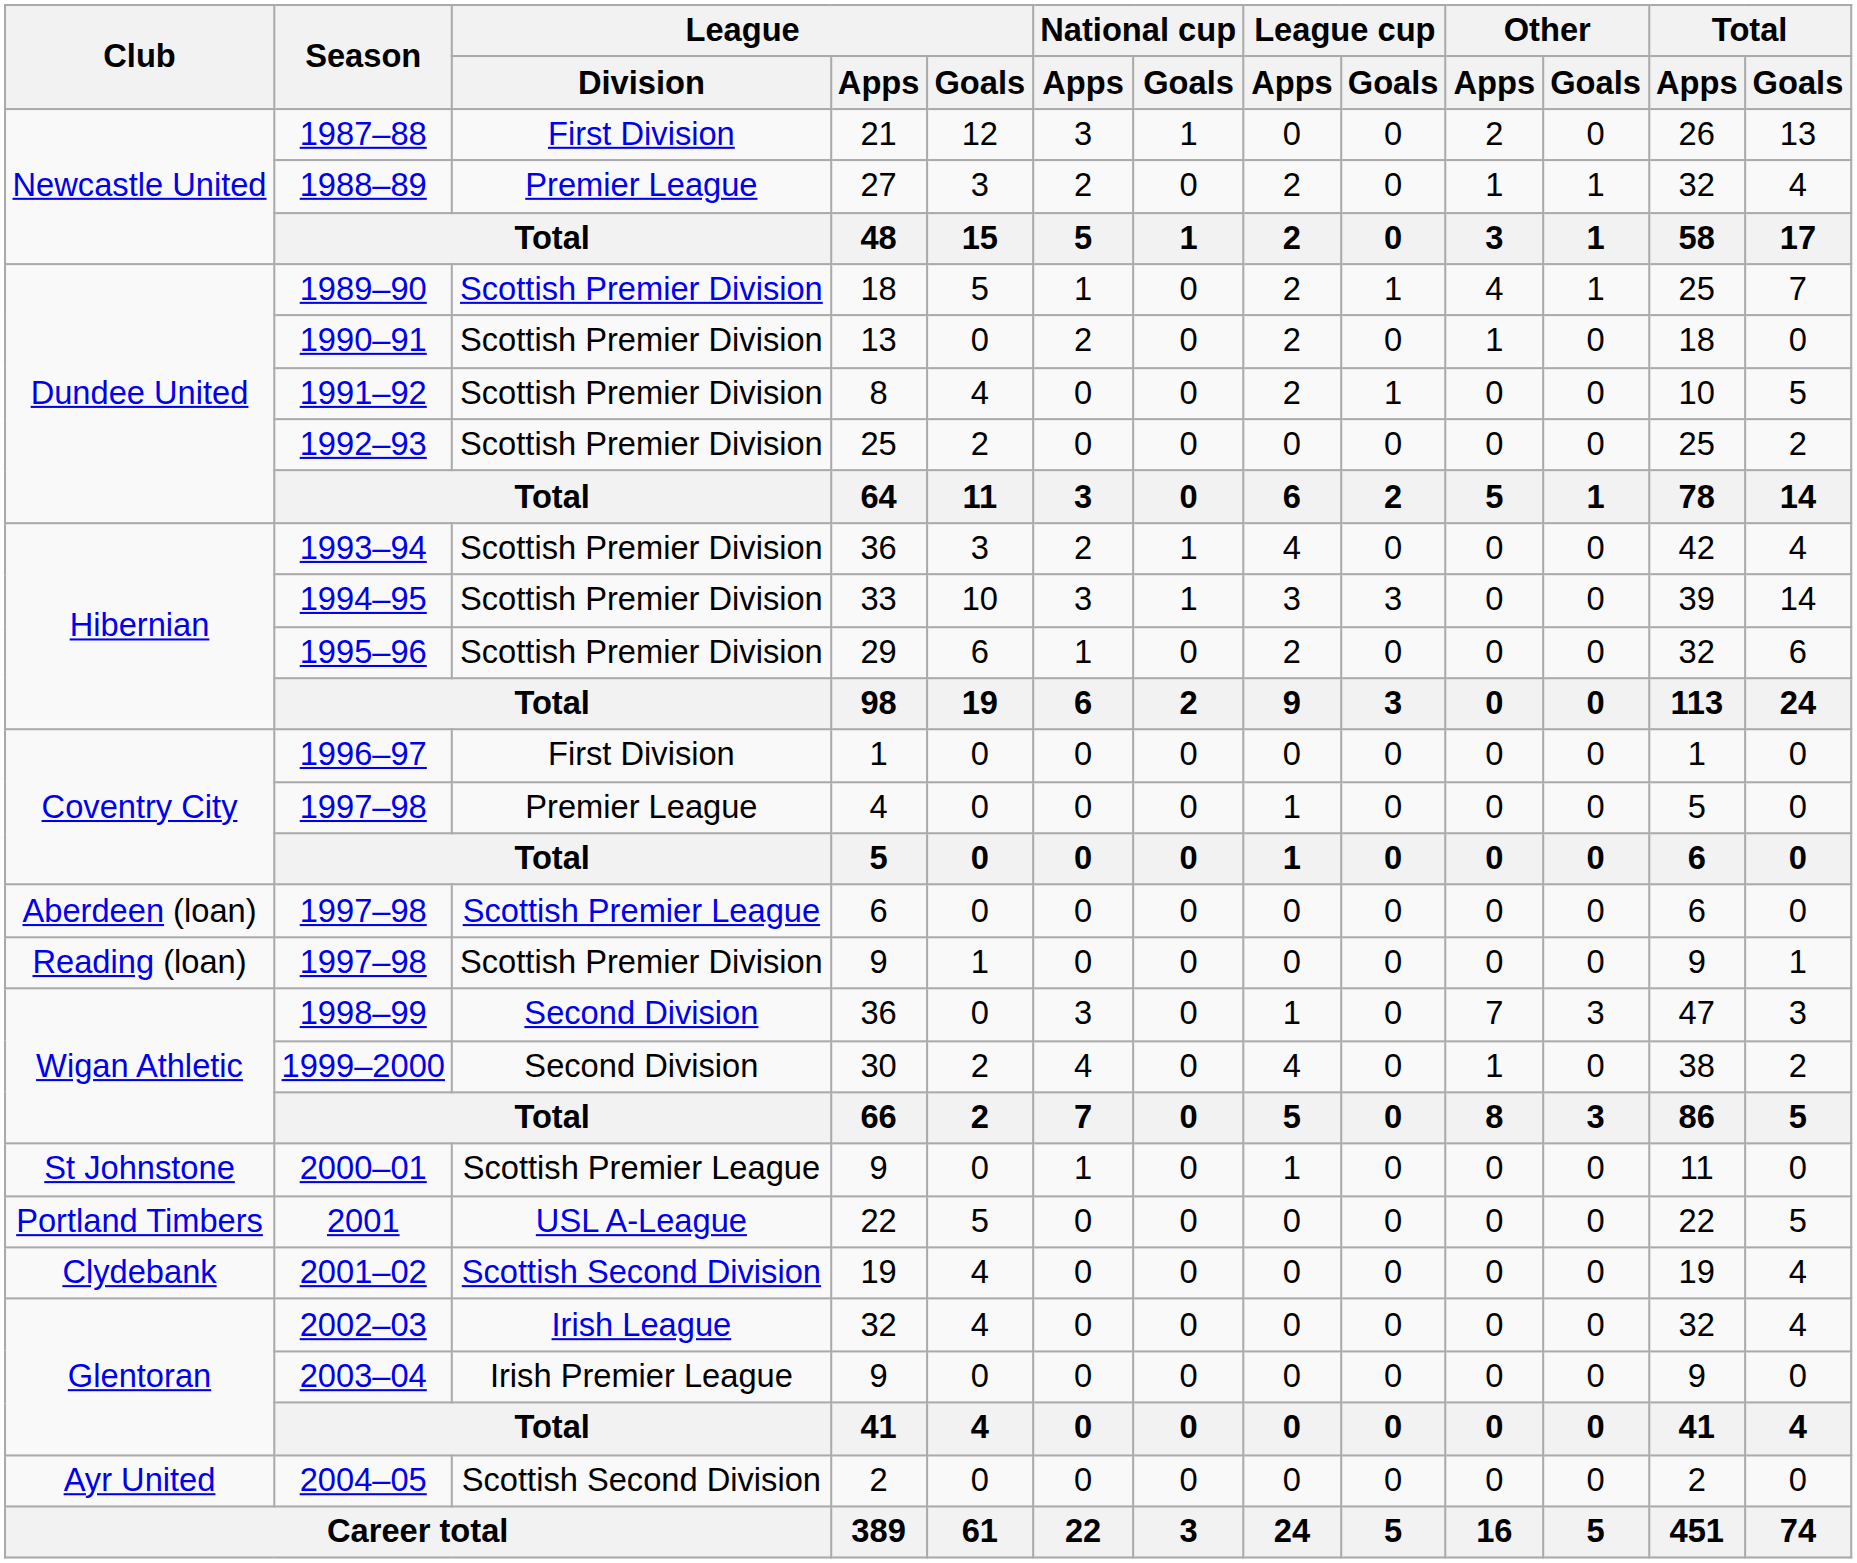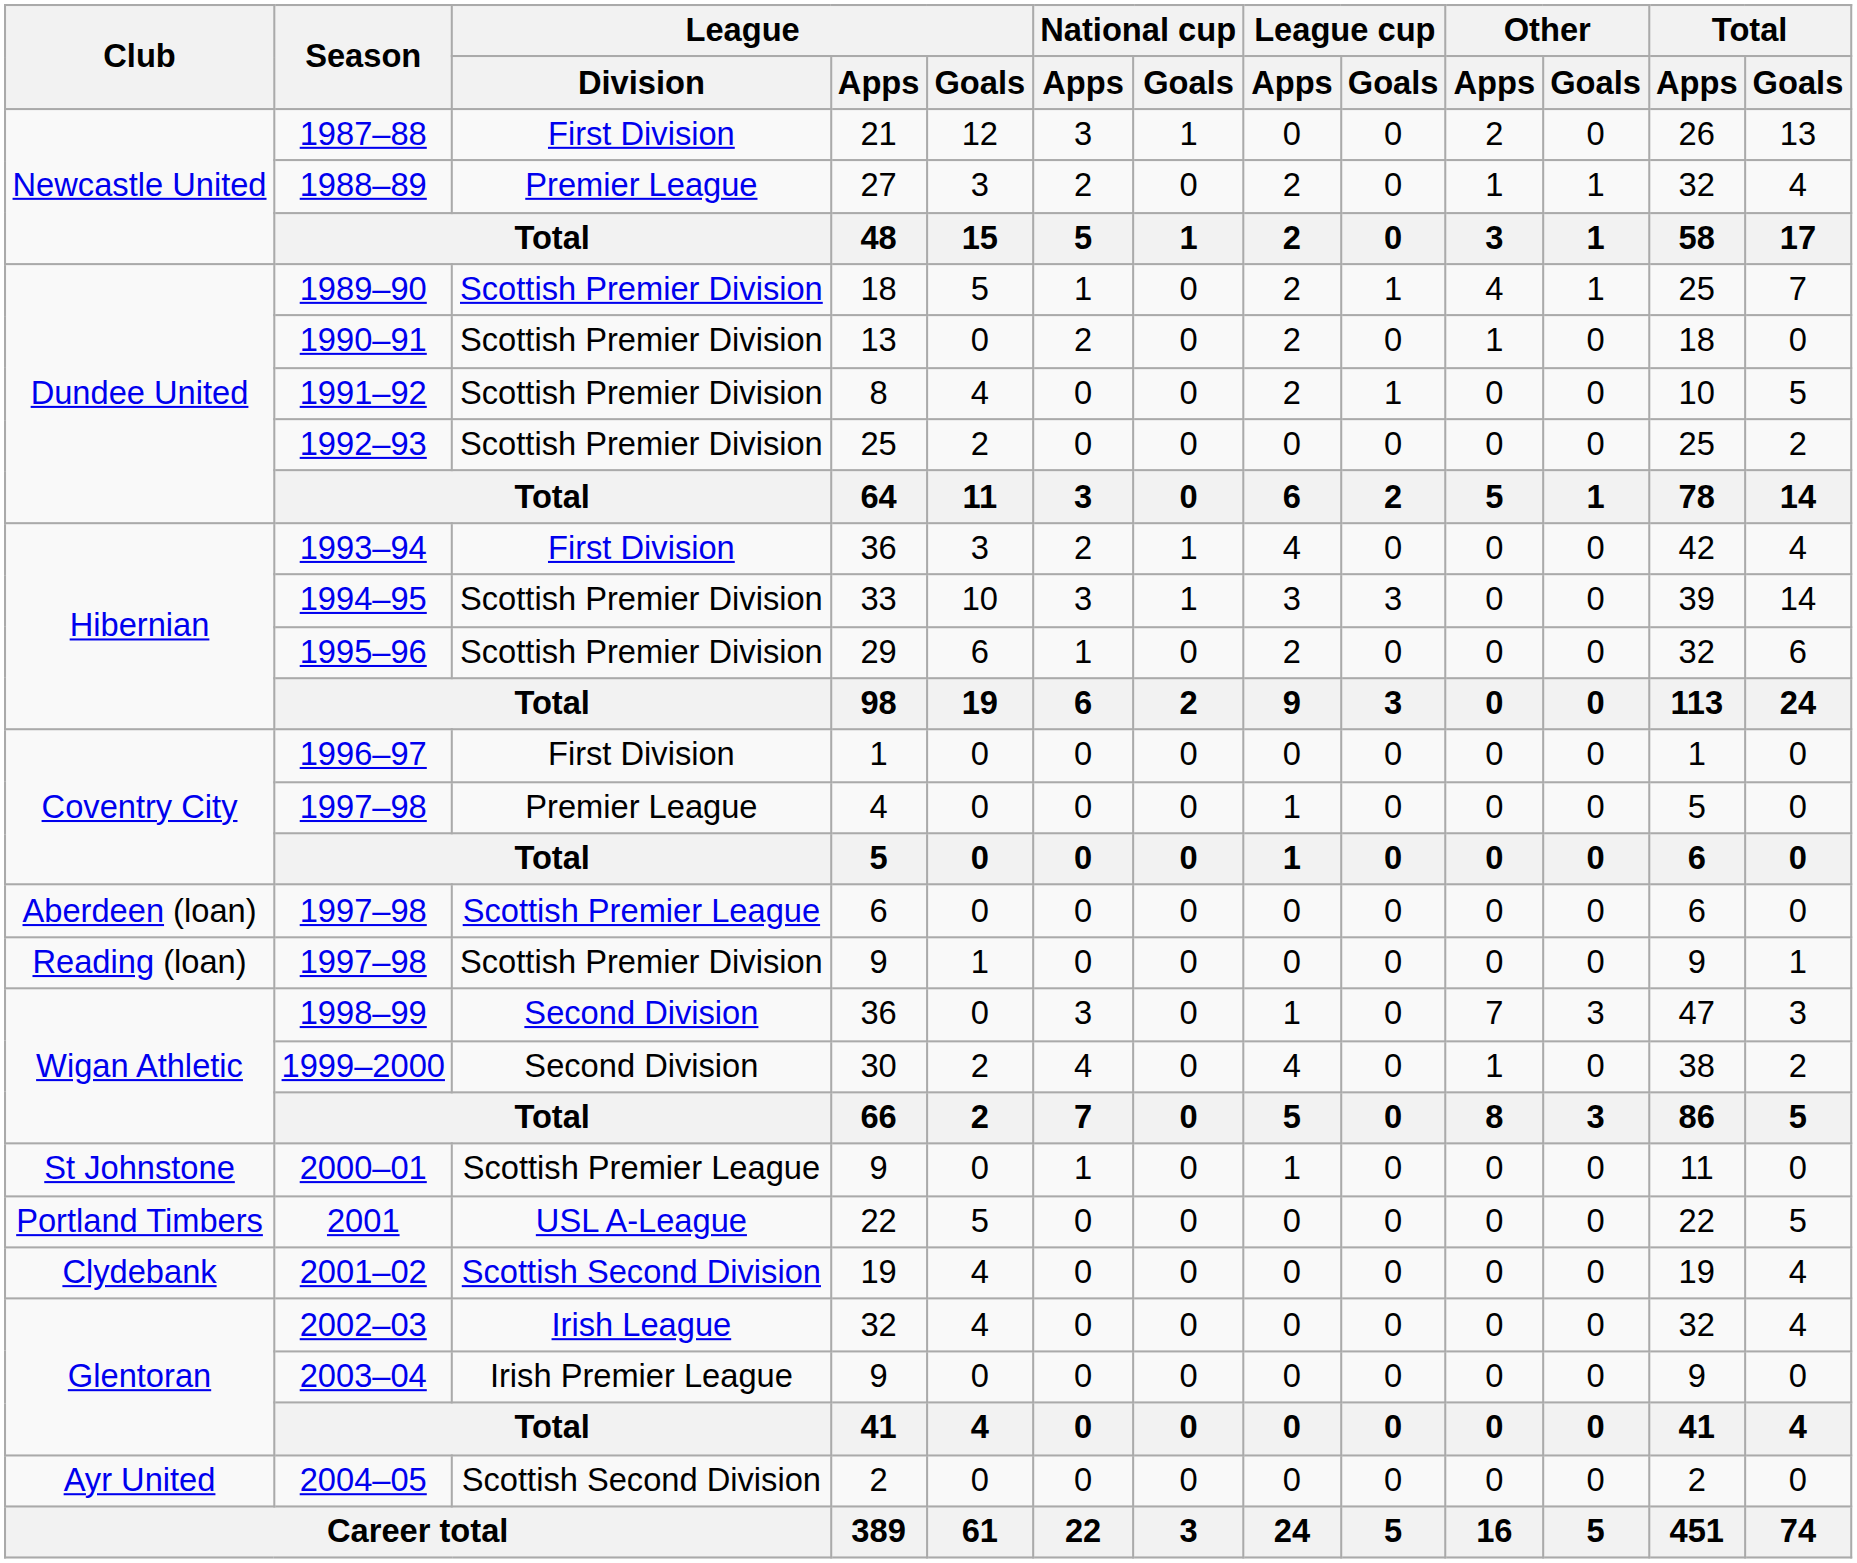(641, 548) Scottish Premier Division -> (641, 548) First Division
